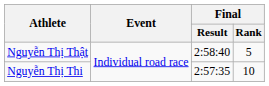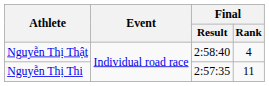(249, 52) 5 -> (249, 52) 4
(249, 72) 10 -> (249, 72) 11
